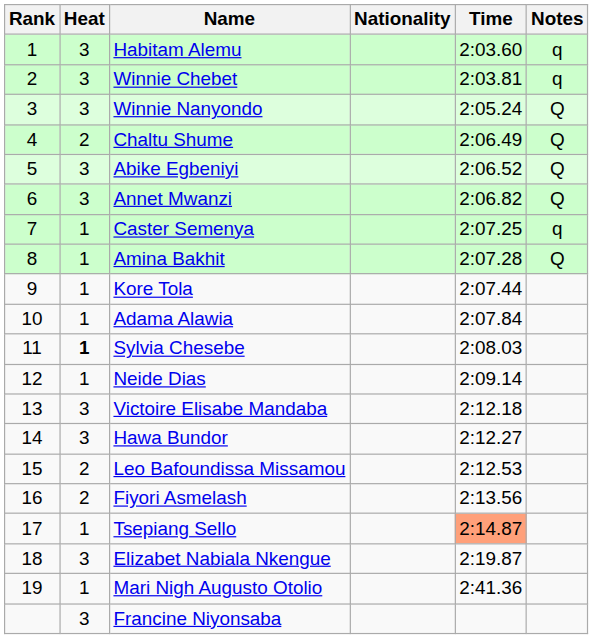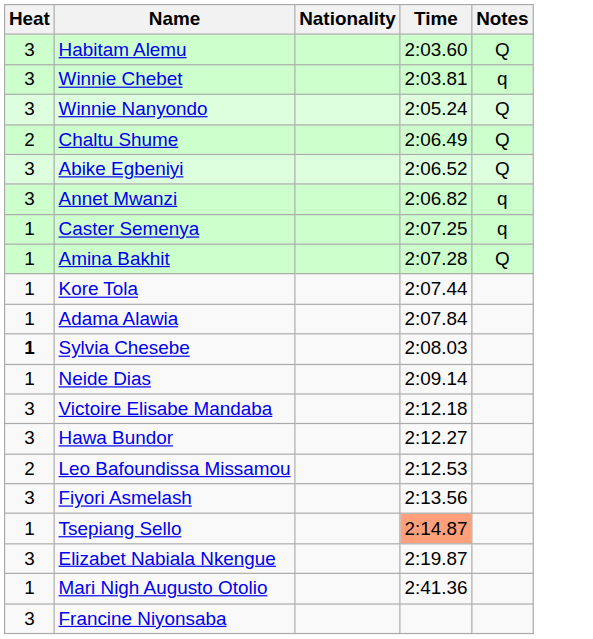- column: (32, 19)
(557, 49) q -> (502, 49) Q
(557, 199) Q -> (502, 199) q
(84, 498) 2 -> (29, 498) 3
